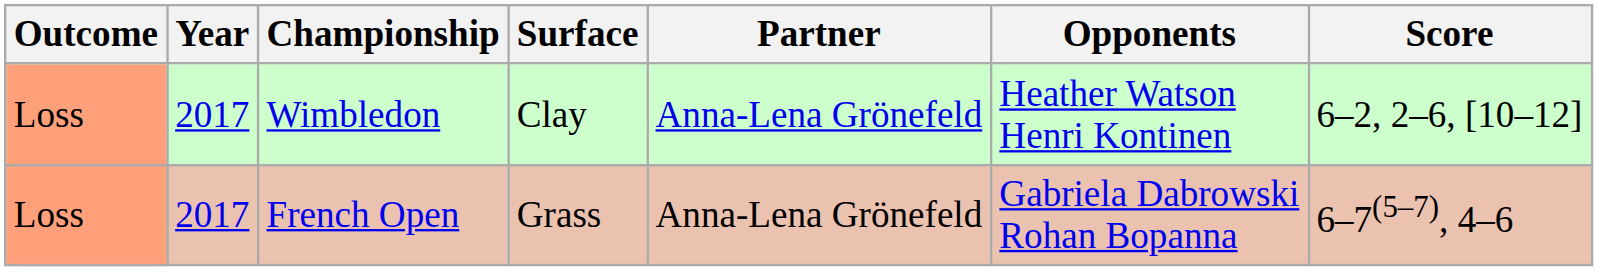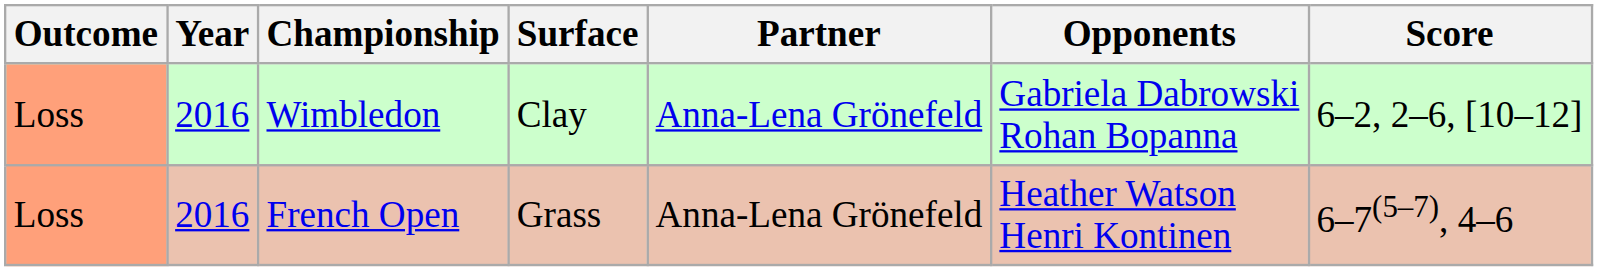(212, 113) 2017 -> (212, 113) 2016
(1118, 113) Heather Watson Henri Kontinen -> (1149, 113) Gabriela Dabrowski Rohan Bopanna
(212, 214) 2017 -> (212, 214) 2016
(1149, 214) Gabriela Dabrowski Rohan Bopanna -> (1118, 214) Heather Watson Henri Kontinen
